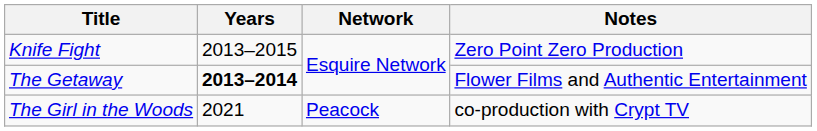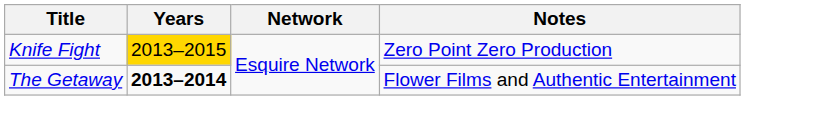(250, 49) no background -> (179, 49) gold background
- row: (101, 110)
